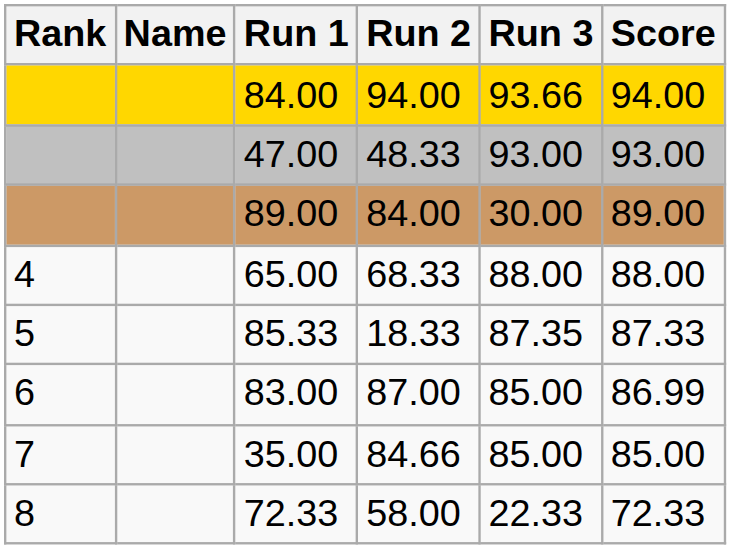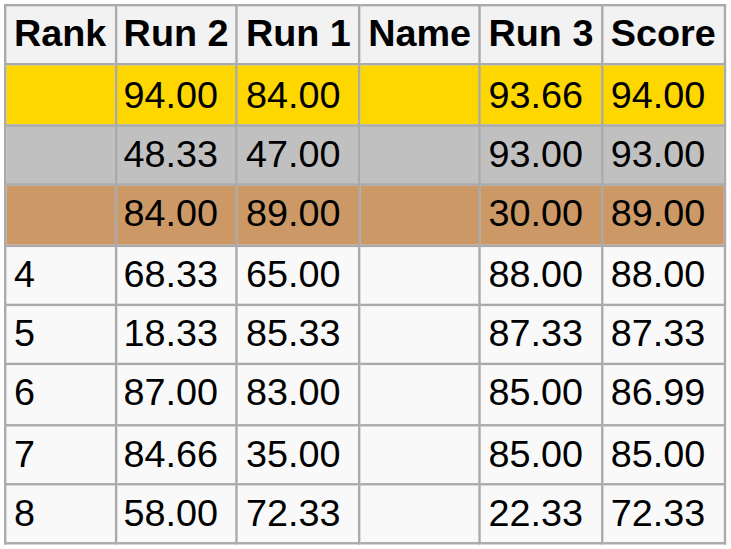columns swapped: (175, 34) <-> (419, 34)
(536, 333) 87.35 -> (536, 333) 87.33
